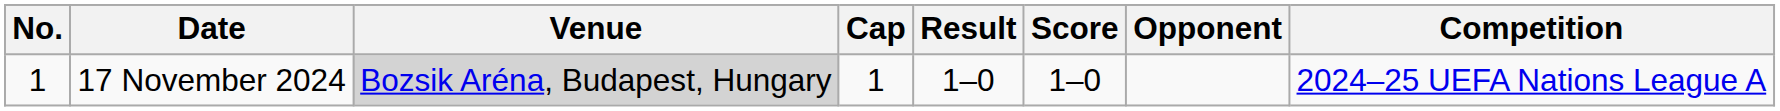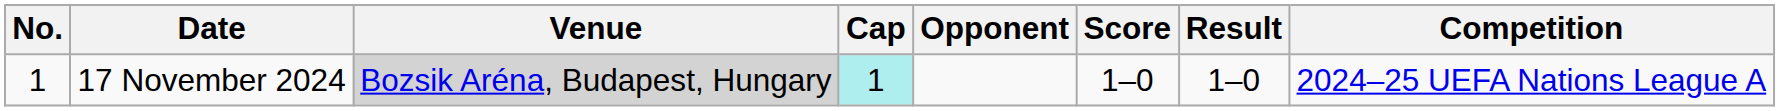columns swapped: (1208, 29) <-> (968, 29)
(876, 79) no background -> (876, 79) paleturquoise background
